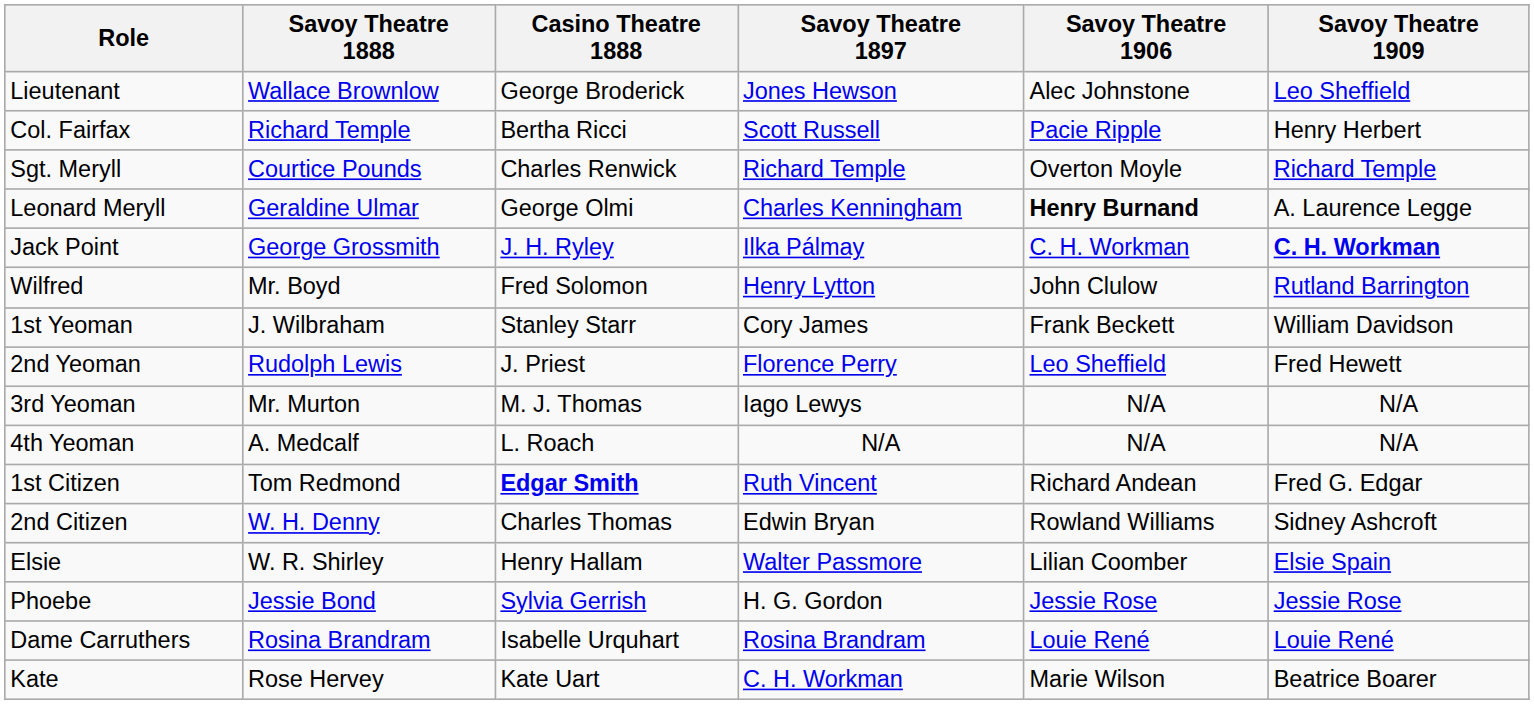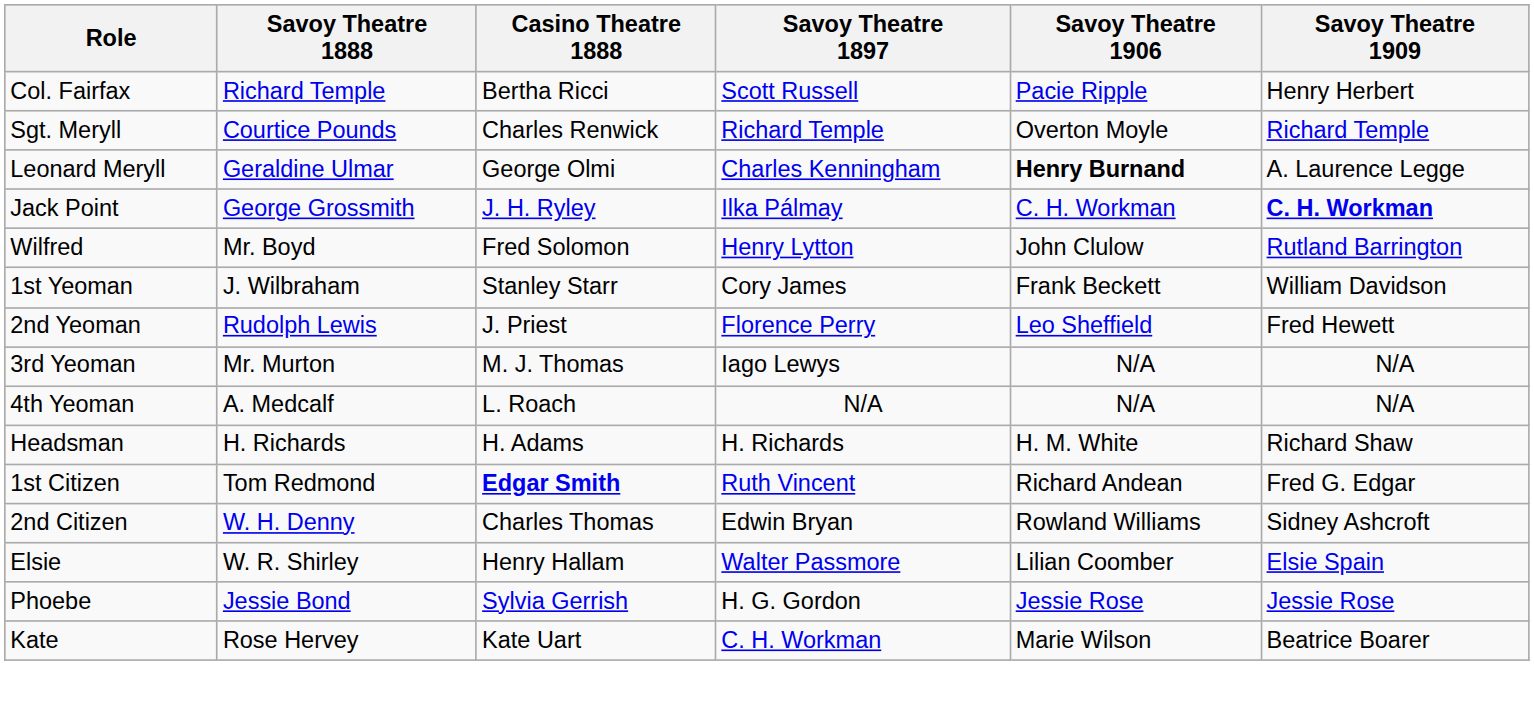- row: (65, 91)
+ row: (67, 444)
- row: (100, 639)
